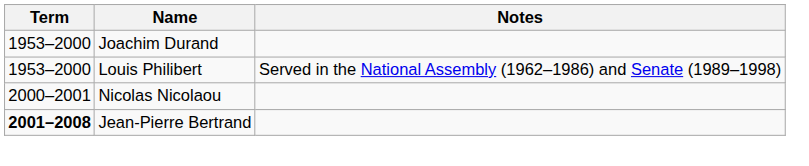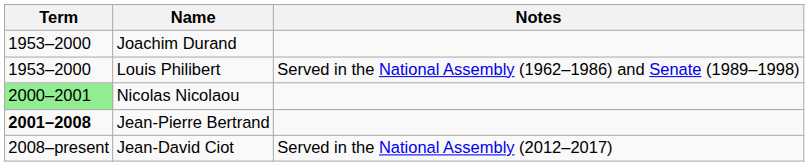(50, 95) no background -> (50, 95) lightgreen background
+ row: (175, 148)
